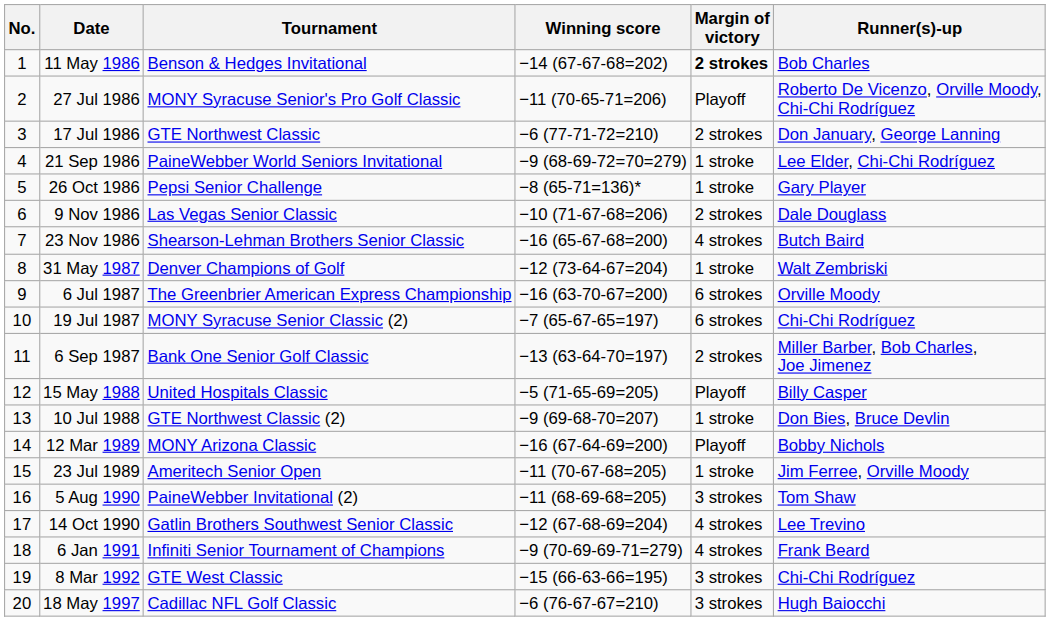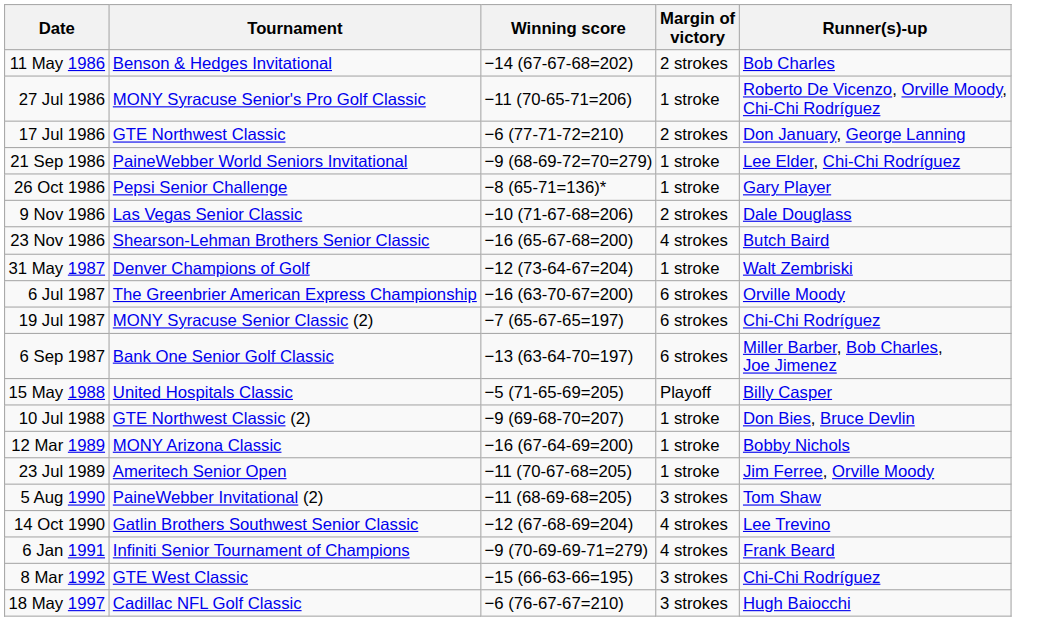- column: (22, 27)
(731, 63) bold -> (694, 63) normal
(720, 99) Playoff -> (690, 99) 1 stroke
(729, 356) 2 strokes -> (694, 356) 6 strokes
(720, 445) Playoff -> (690, 445) 1 stroke
